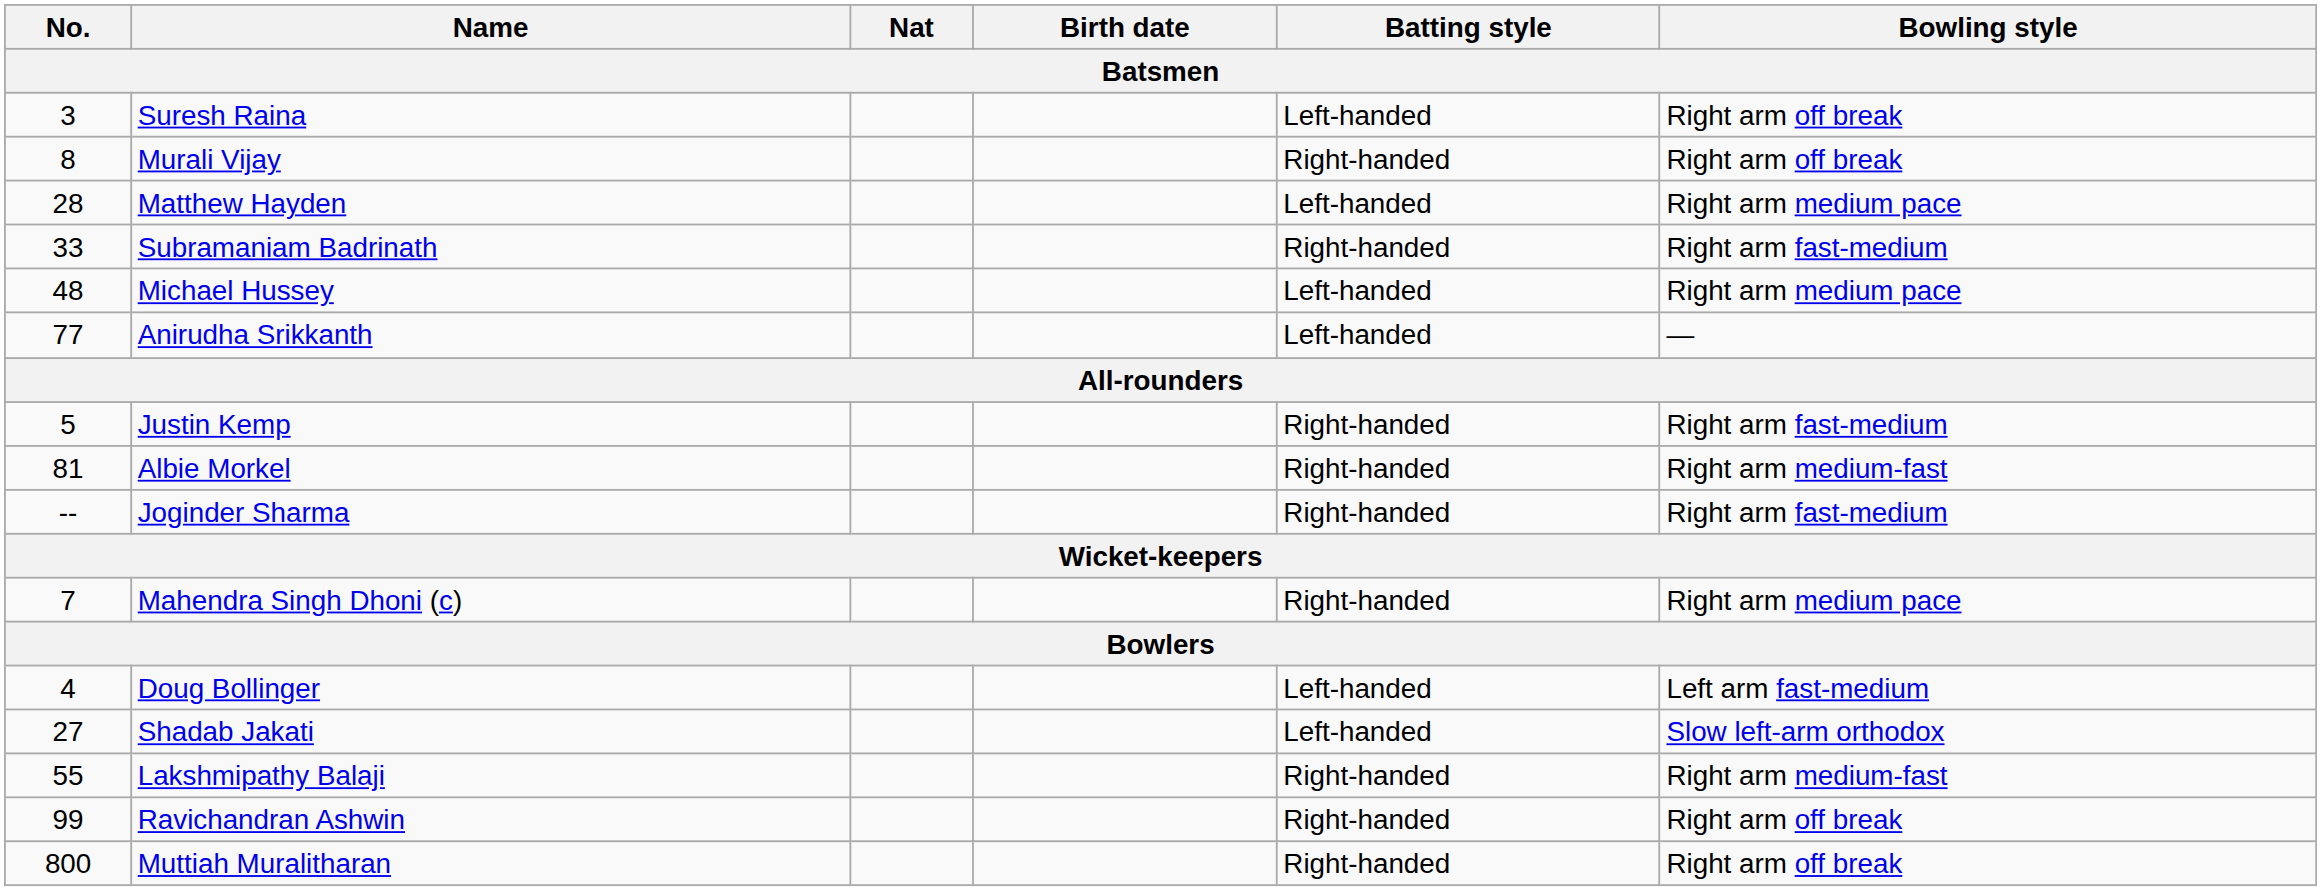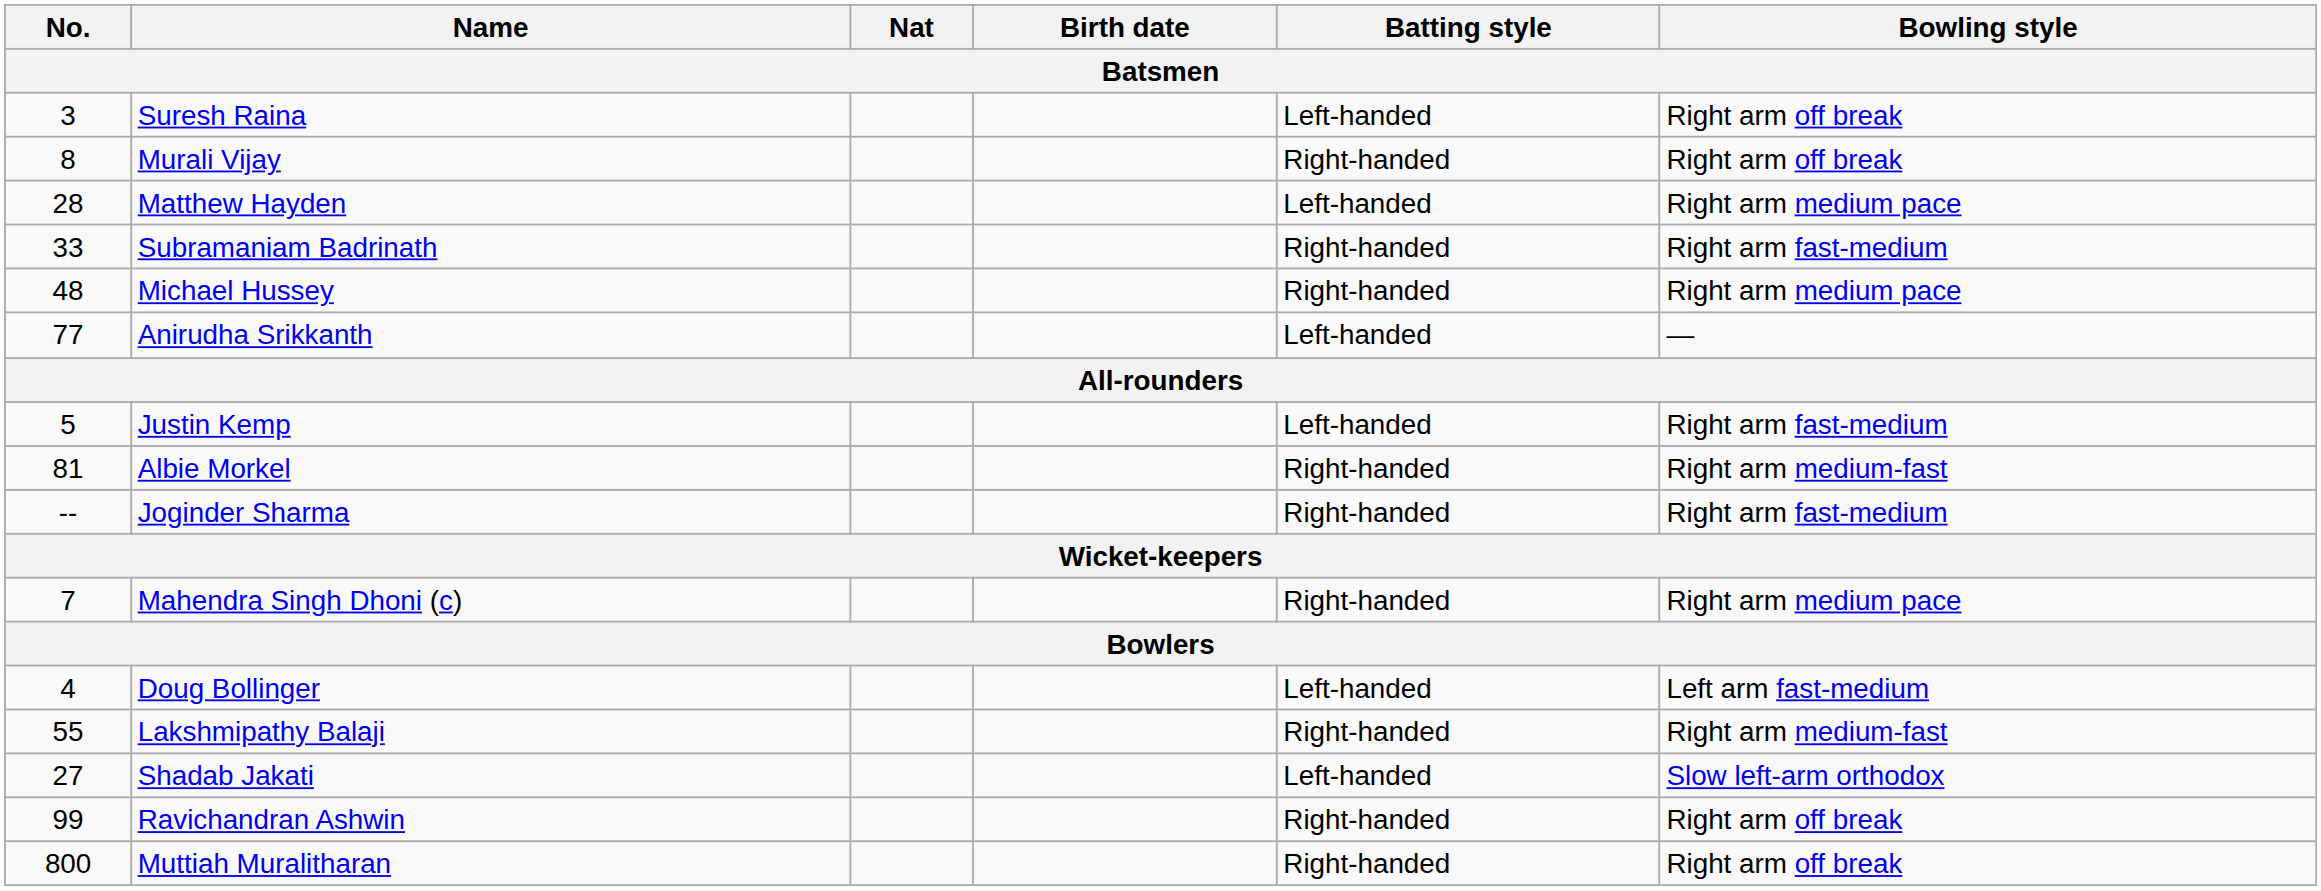(1358, 291) Left-handed -> (1367, 291) Right-handed
(1367, 423) Right-handed -> (1358, 423) Left-handed
rows swapped: (226, 732) <-> (261, 776)
